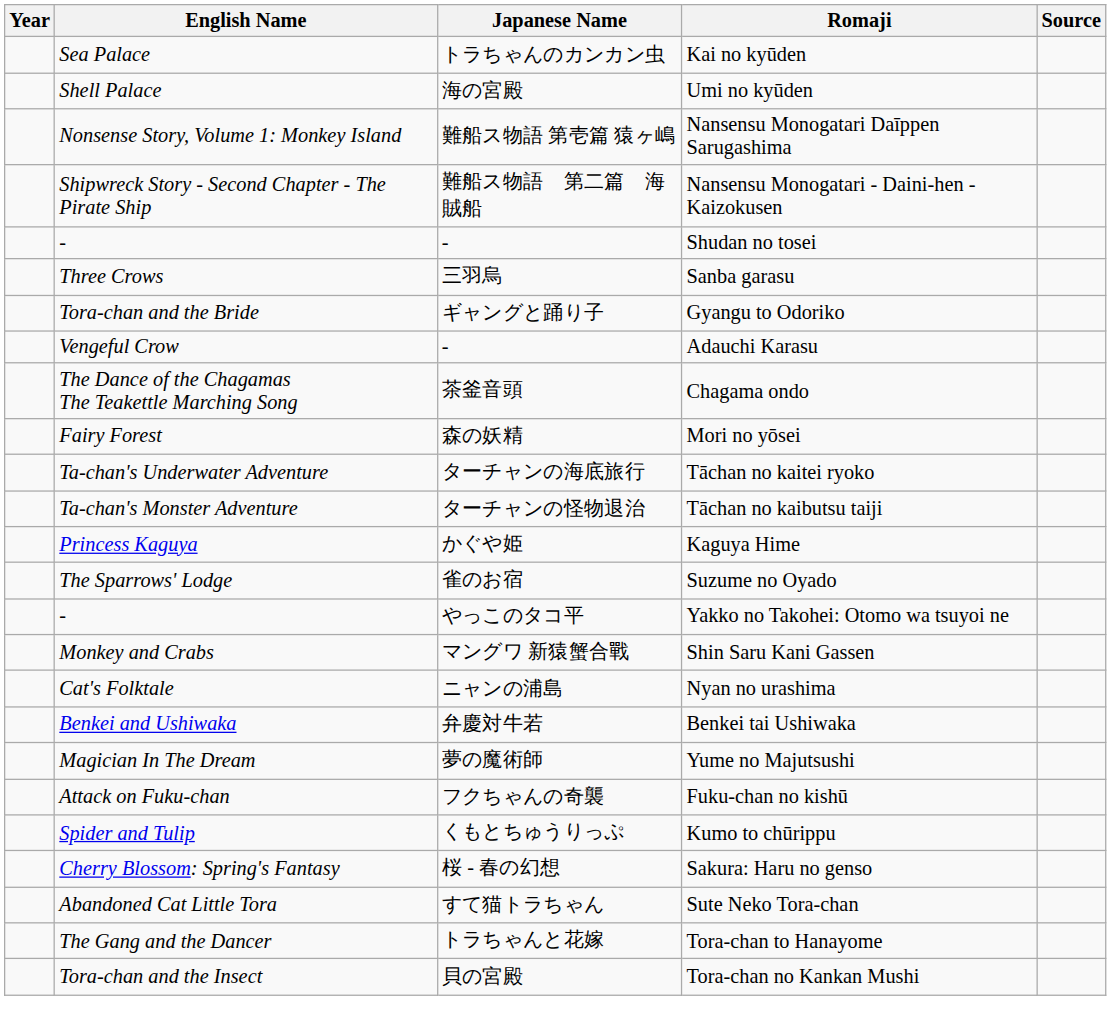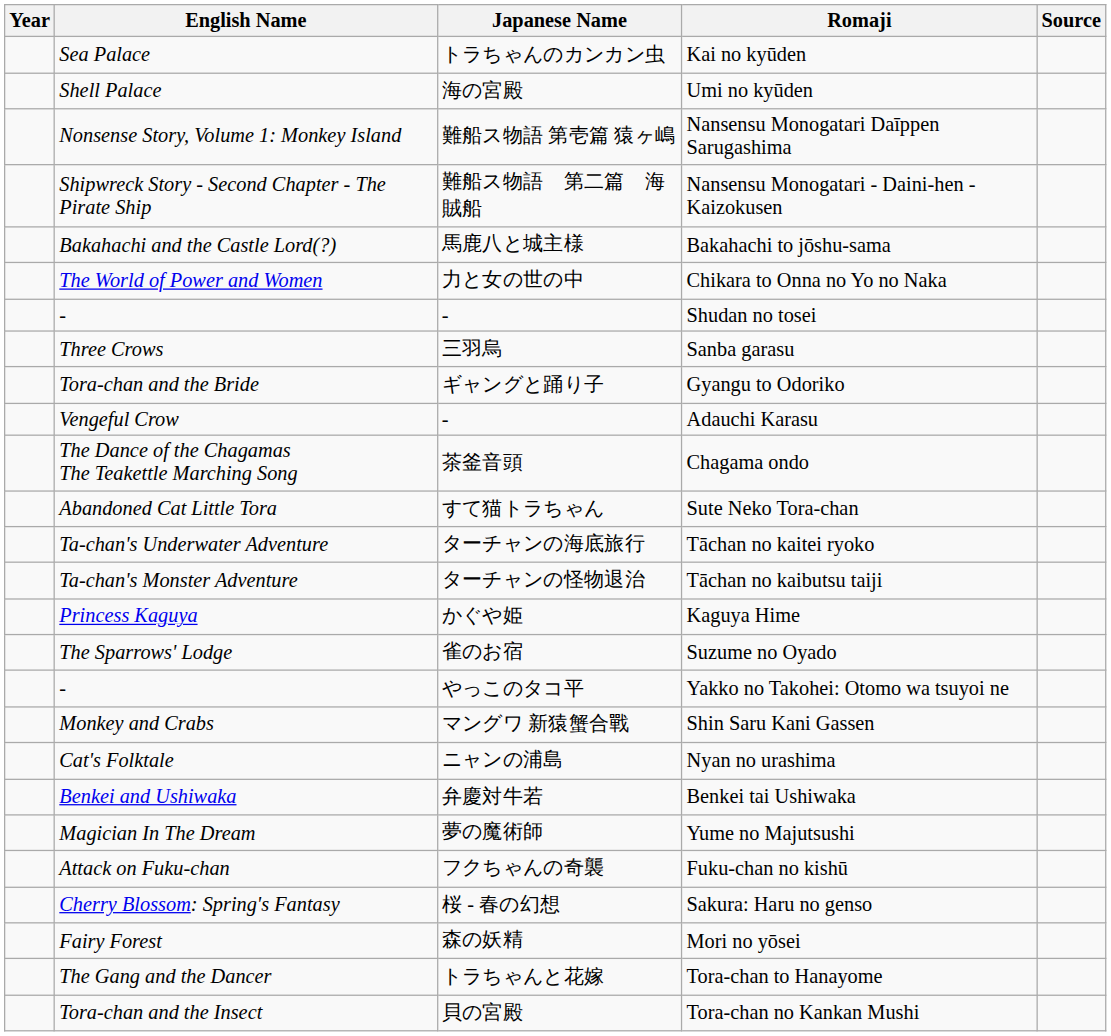+ row: (789, 244)
+ row: (817, 280)
rows swapped: (744, 436) <-> (773, 904)
- row: (761, 832)
